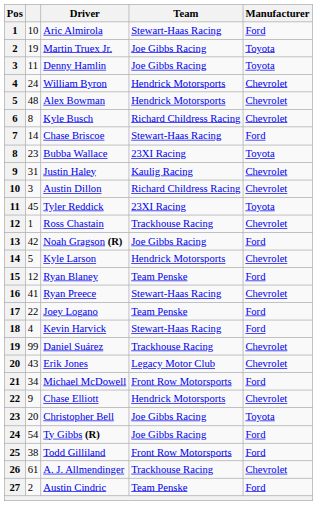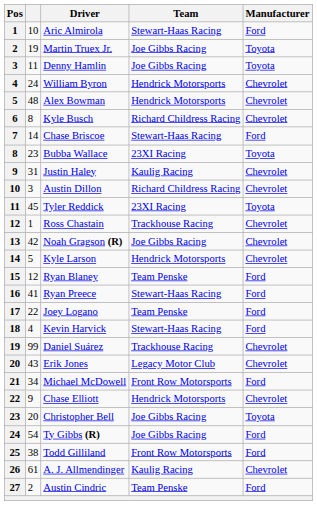(255, 241) Ford -> (266, 241) Chevrolet
(266, 294) Chevrolet -> (255, 294) Ford
(172, 469) Trackhouse Racing -> (162, 469) Kaulig Racing
